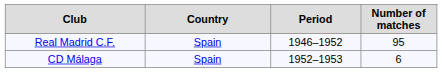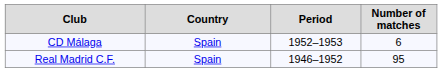rows swapped: (75, 42) <-> (75, 59)
